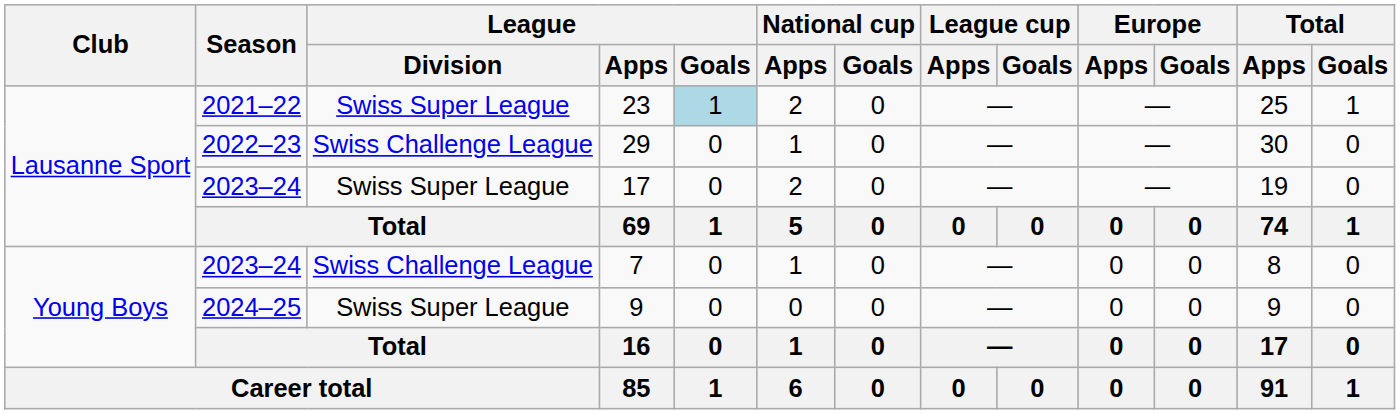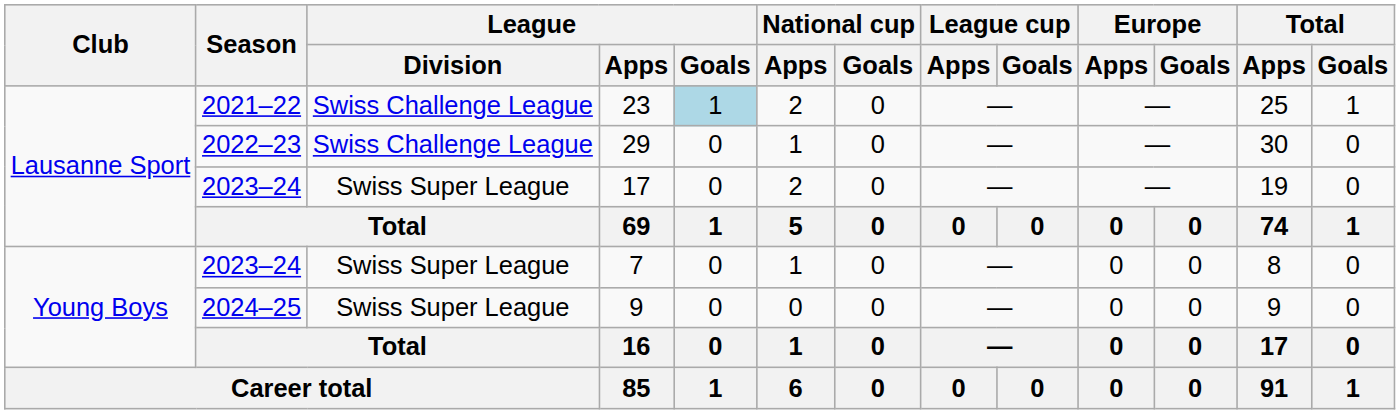(453, 105) Swiss Super League -> (453, 105) Swiss Challenge League
(453, 266) Swiss Challenge League -> (453, 266) Swiss Super League
